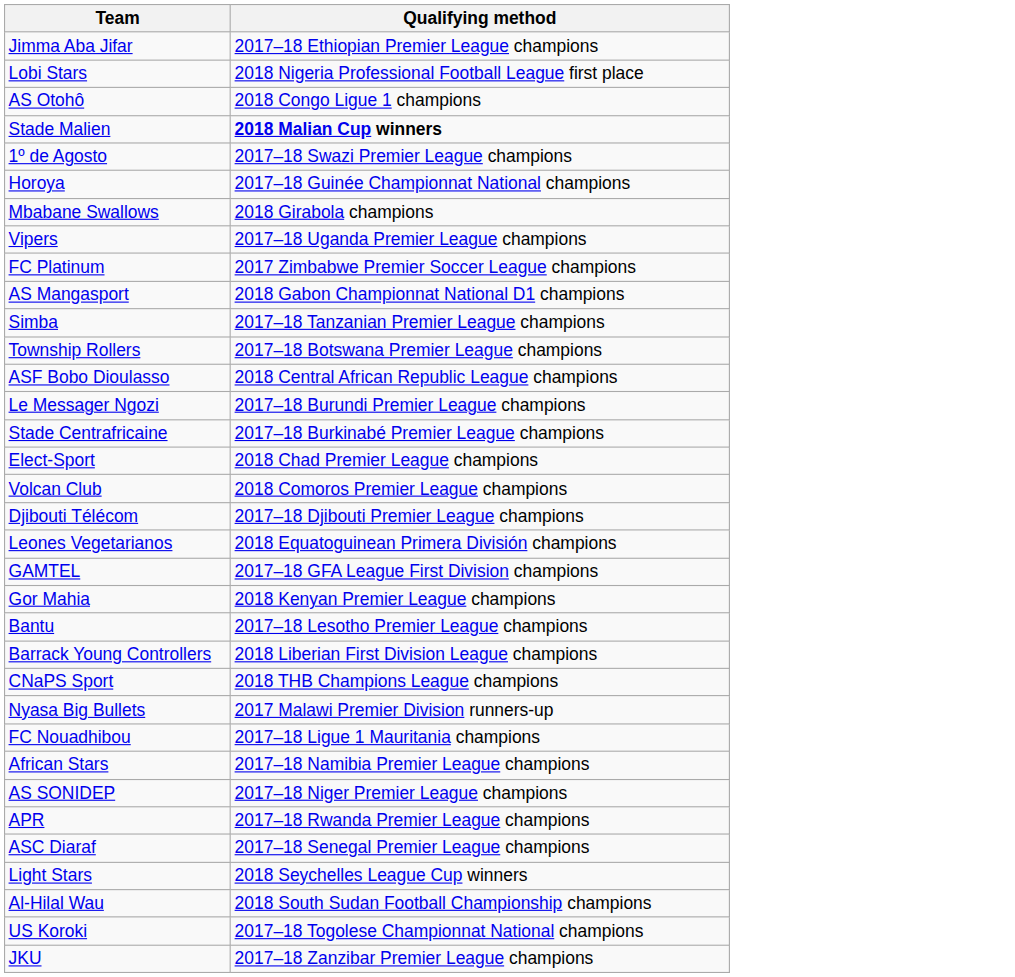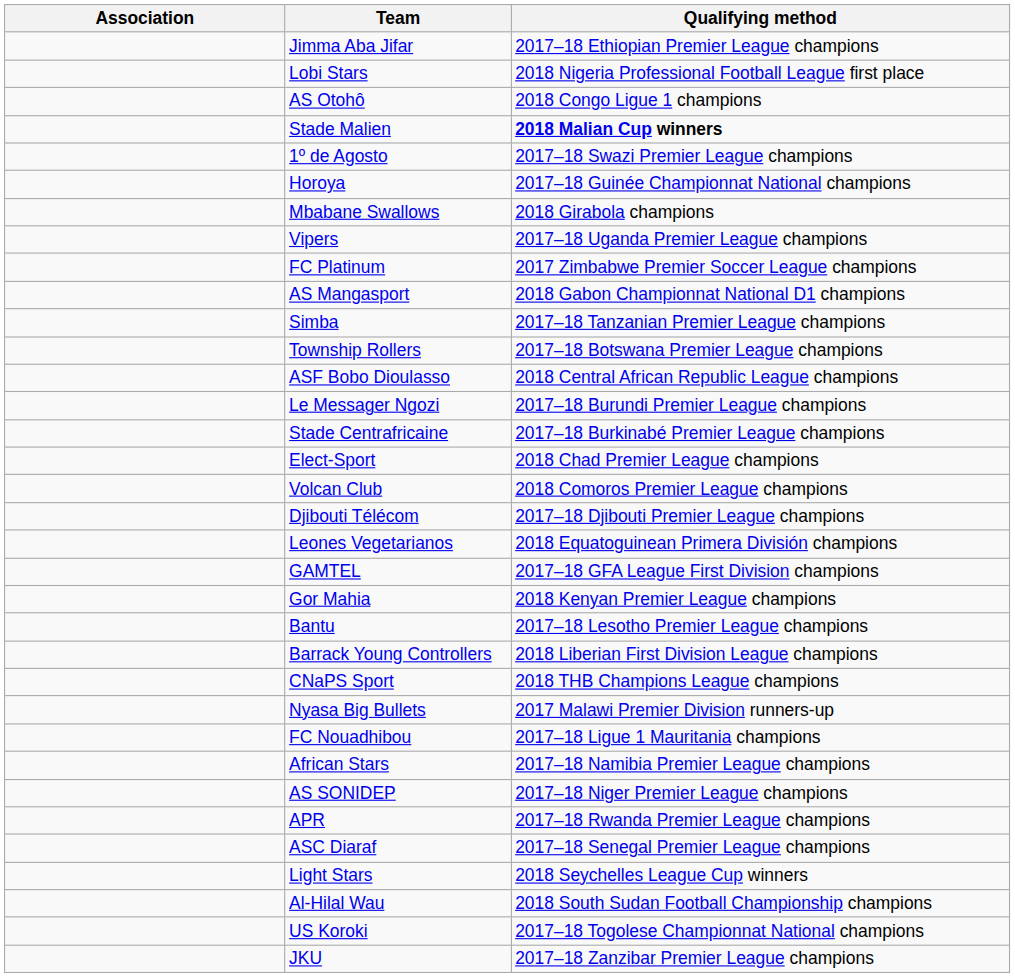+ column: (145, 18)
